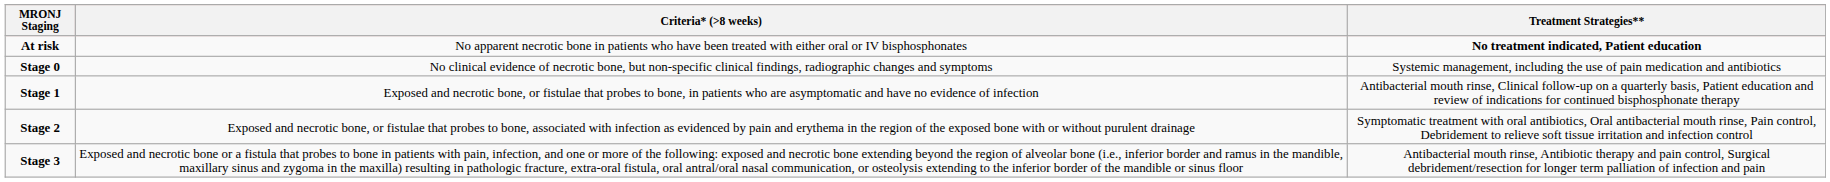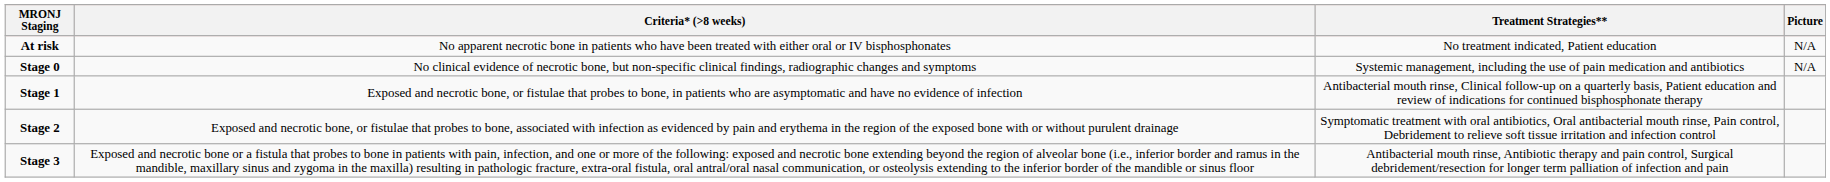+ column: (1805, 20)
(1587, 46) bold -> (1550, 46) normal
